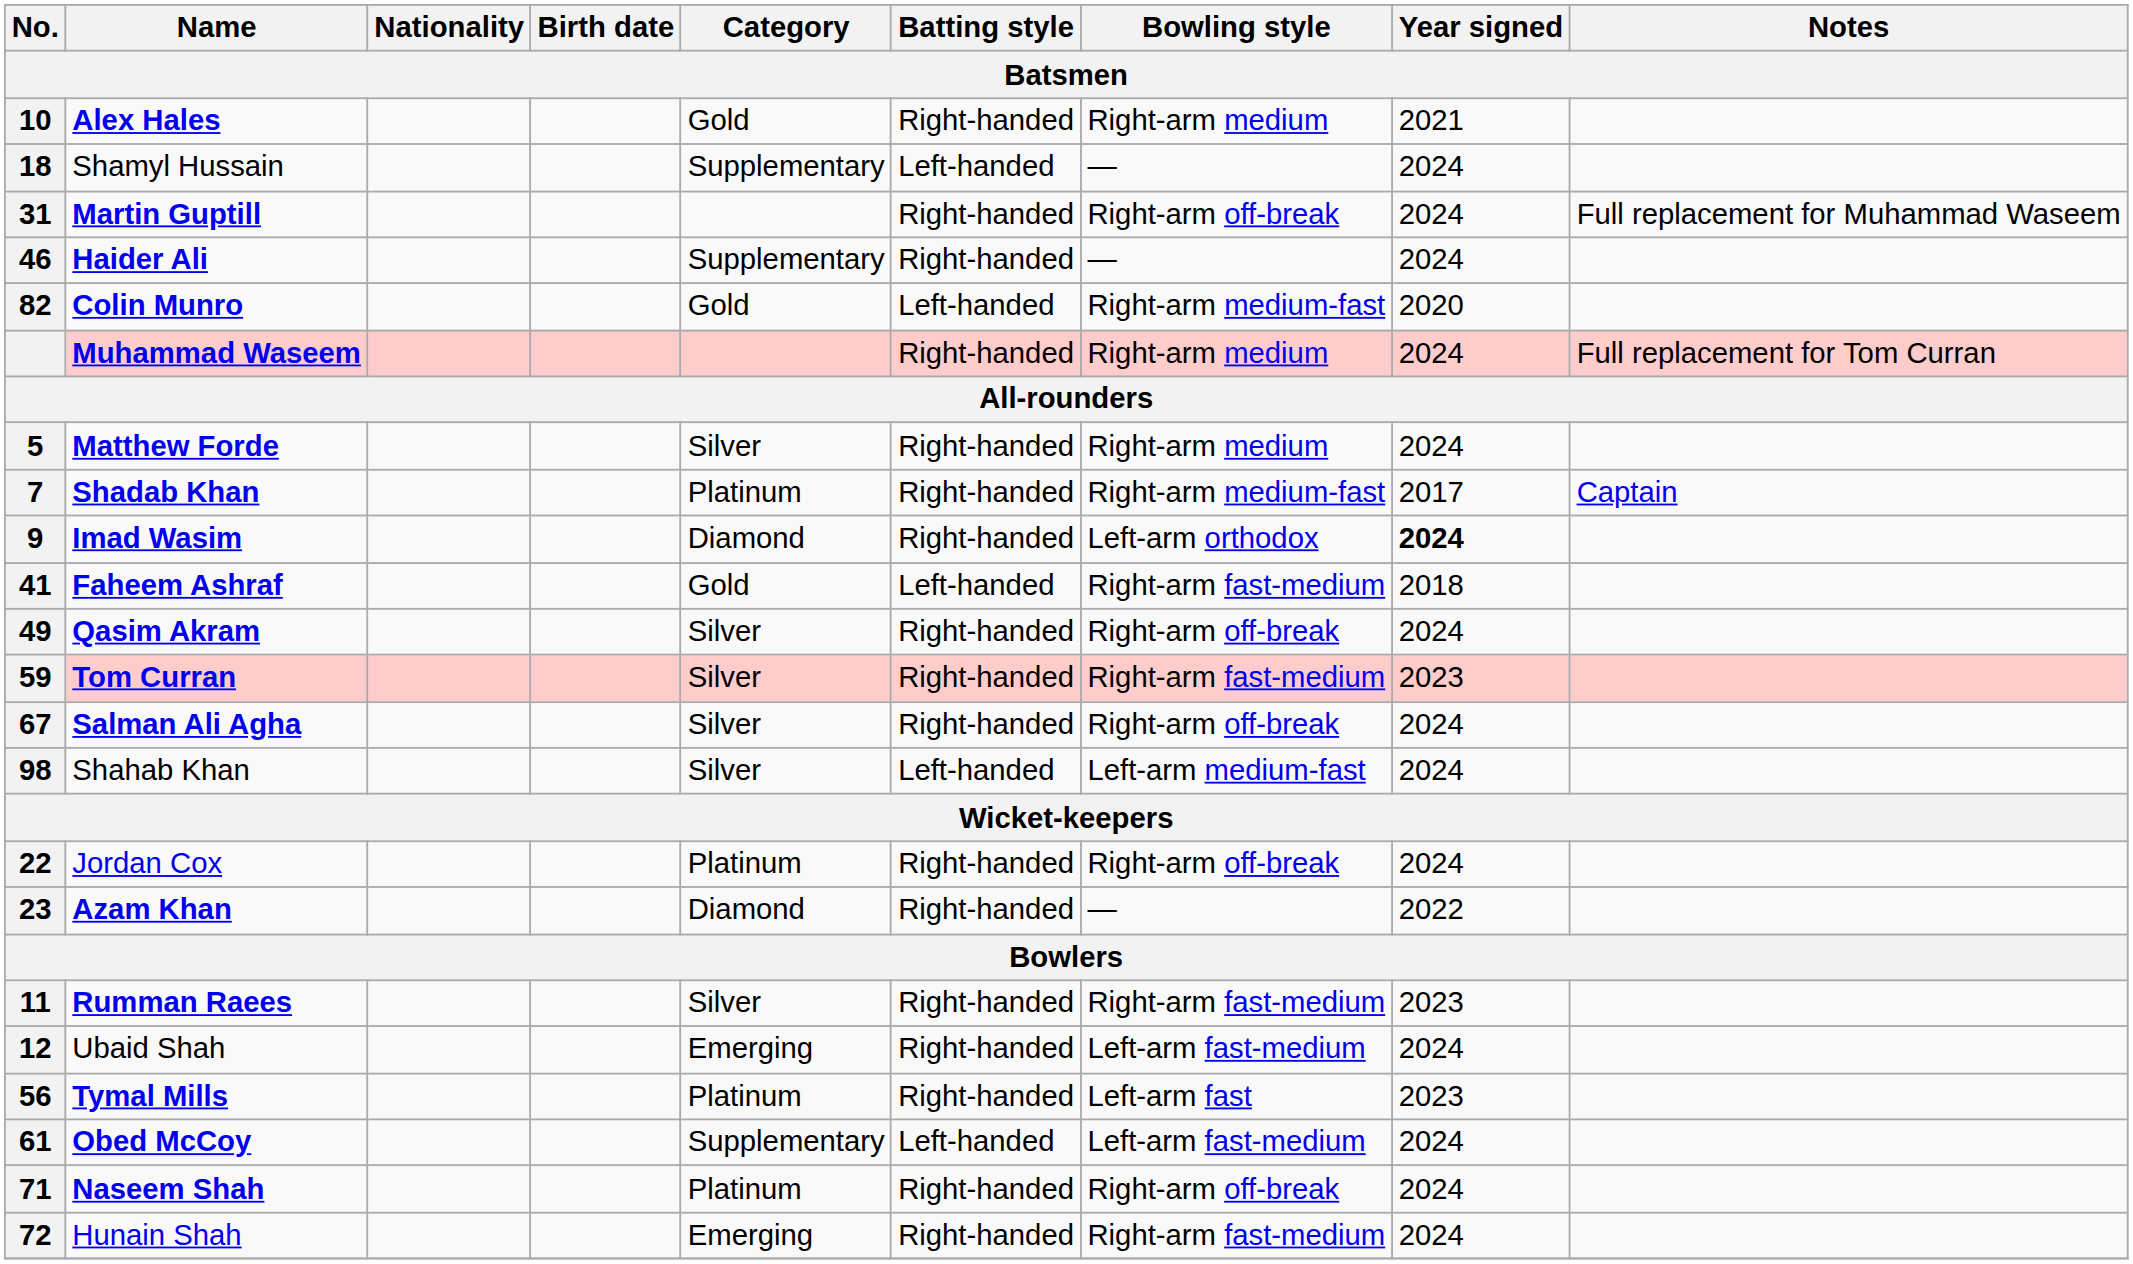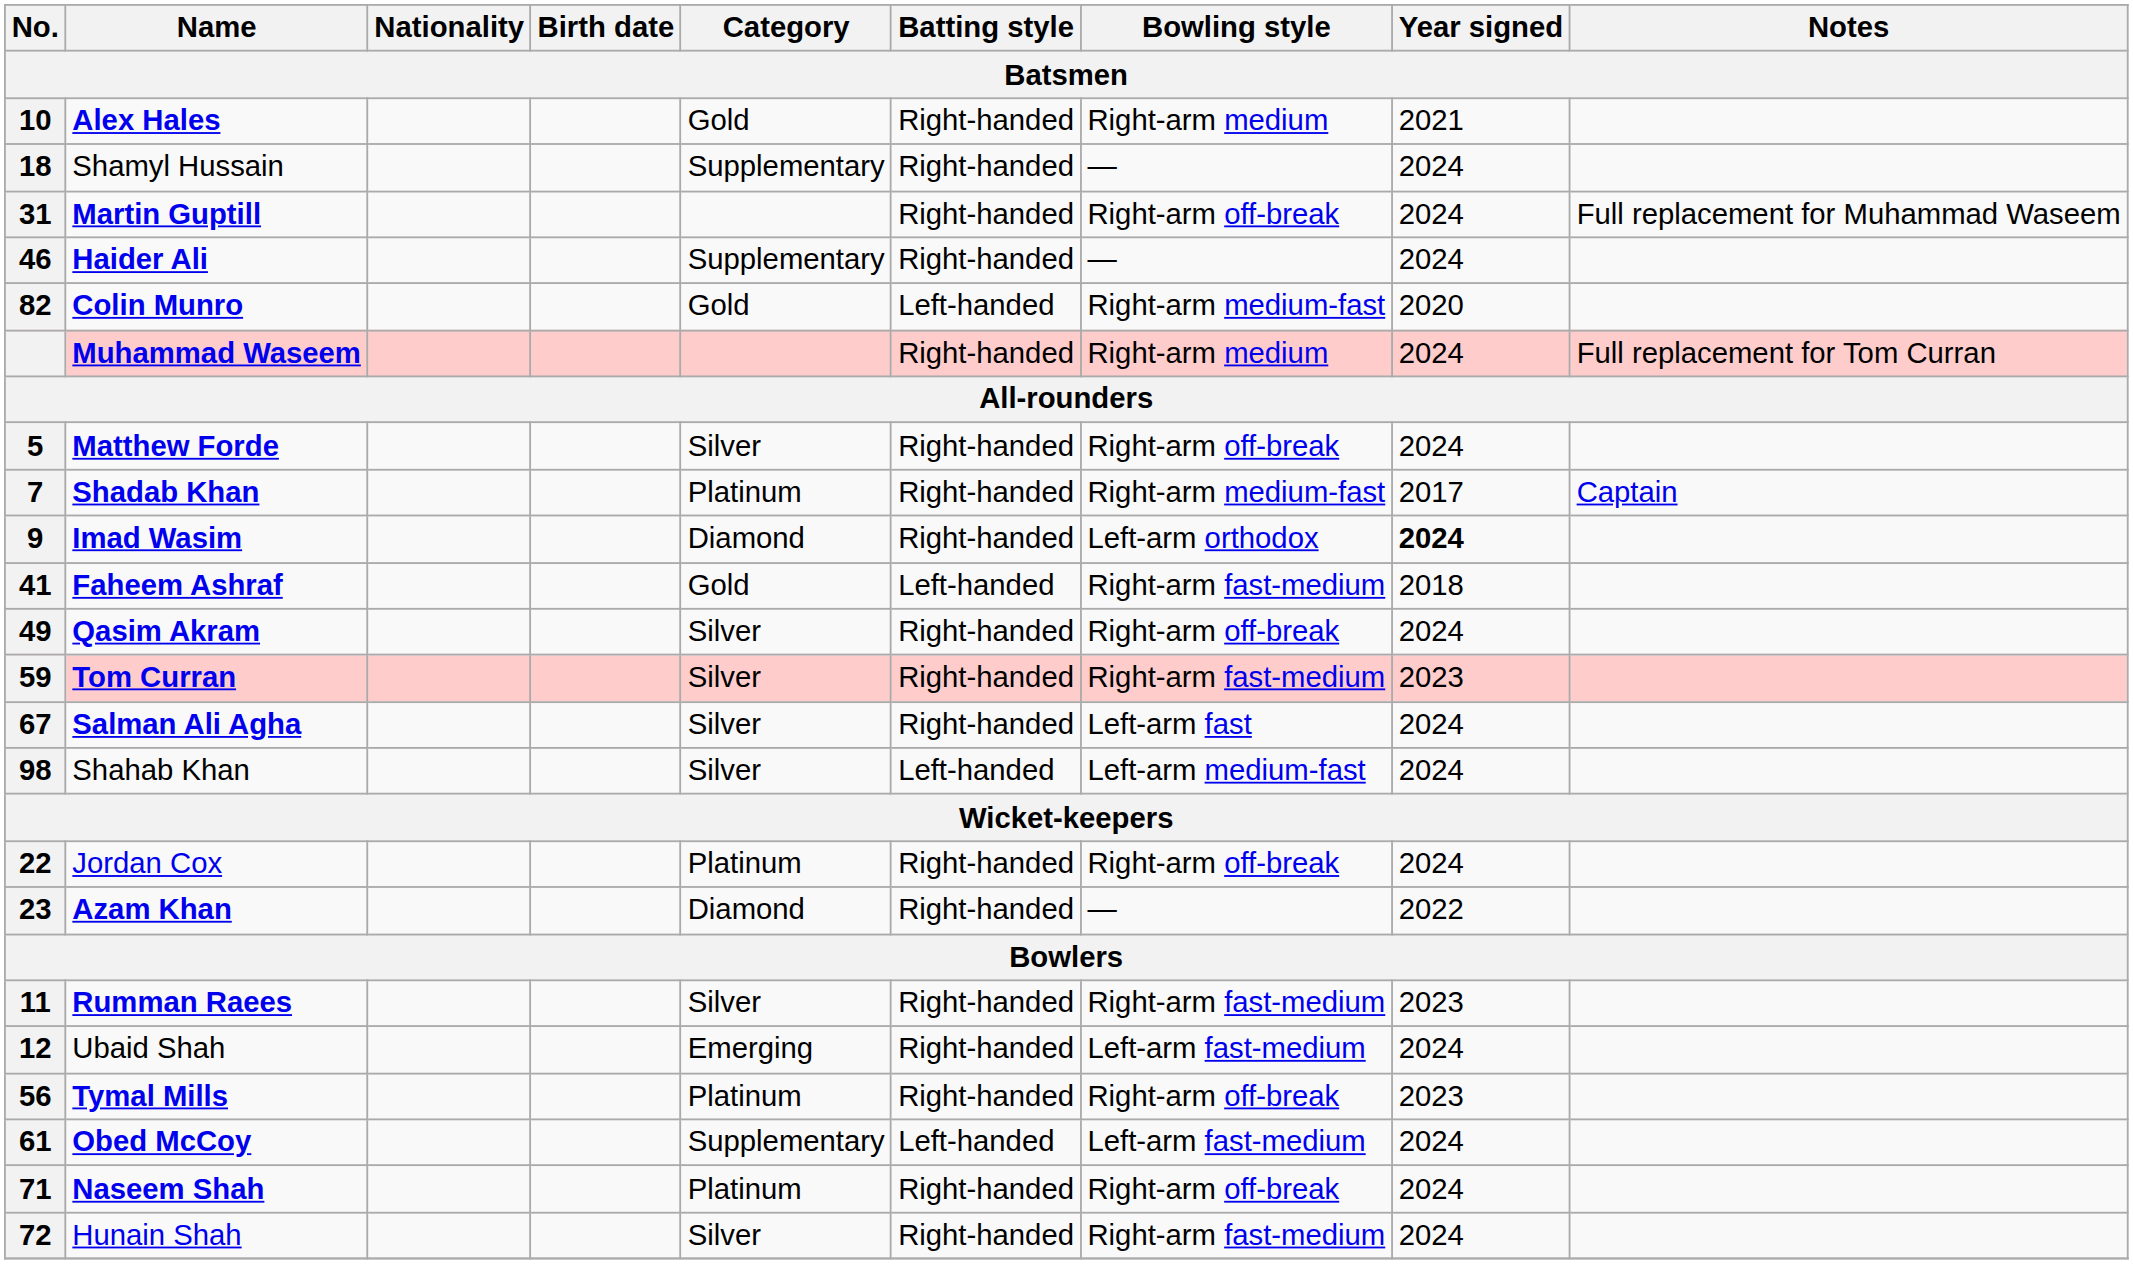(976, 167) Left-handed -> (986, 167) Right-handed
(1208, 445) Right-arm medium -> (1213, 445) Right-arm off-break
(1213, 724) Right-arm off-break -> (1170, 724) Left-arm fast
(1170, 1095) Left-arm fast -> (1213, 1095) Right-arm off-break
(750, 1235) Emerging -> (724, 1235) Silver
